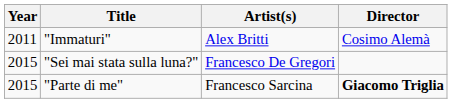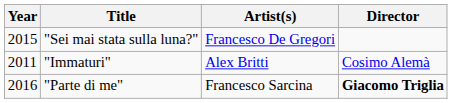rows swapped: (77, 39) <-> (121, 62)
(23, 86) 2015 -> (23, 86) 2016
